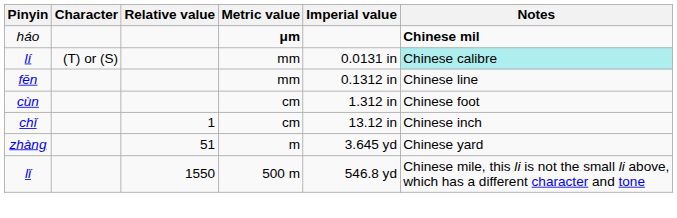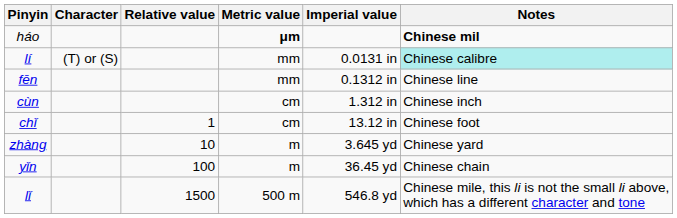(441, 101) Chinese foot -> (443, 101) Chinese inch
(443, 123) Chinese inch -> (441, 123) Chinese foot
(208, 144) 51 -> (208, 144) 10
+ row: (28, 166)
(200, 173) 1550 -> (200, 195) 1500
